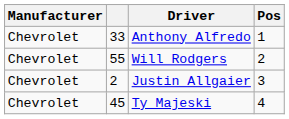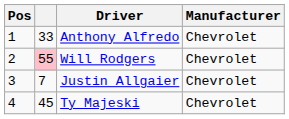columns swapped: (269, 15) <-> (55, 15)
(117, 59) no background -> (46, 59) pink background
(113, 81) 2 -> (42, 81) 7
